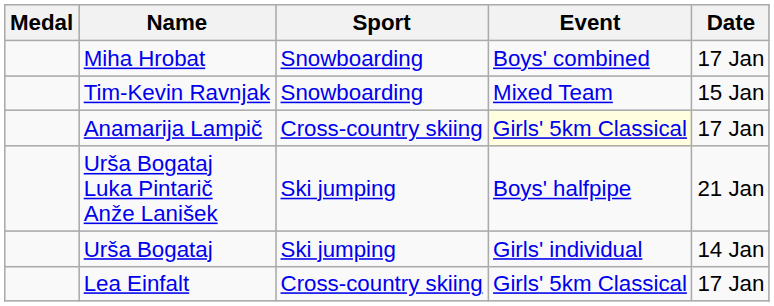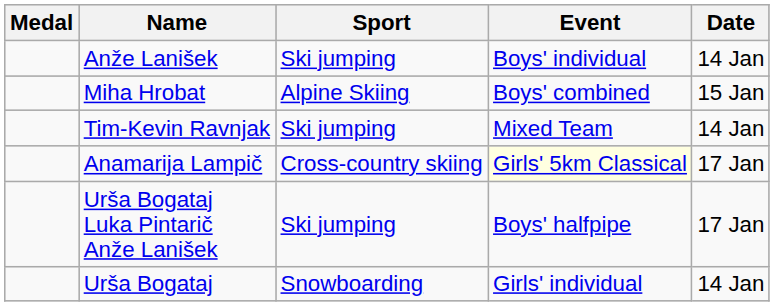+ row: (151, 58)
(352, 58) Snowboarding -> (345, 93) Alpine Skiing
(731, 58) 17 Jan -> (731, 93) 15 Jan
(352, 93) Snowboarding -> (338, 129) Ski jumping
(731, 93) 15 Jan -> (731, 129) 14 Jan
(731, 189) 21 Jan -> (731, 224) 17 Jan
(338, 249) Ski jumping -> (352, 284) Snowboarding
- row: (136, 284)
